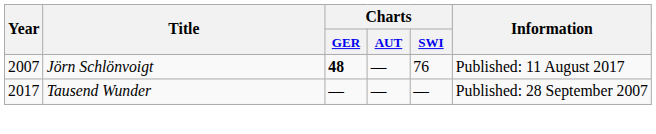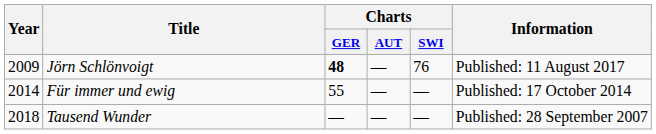(24, 66) 2007 -> (24, 66) 2009
+ row: (111, 91)
(24, 91) 2017 -> (24, 116) 2018
